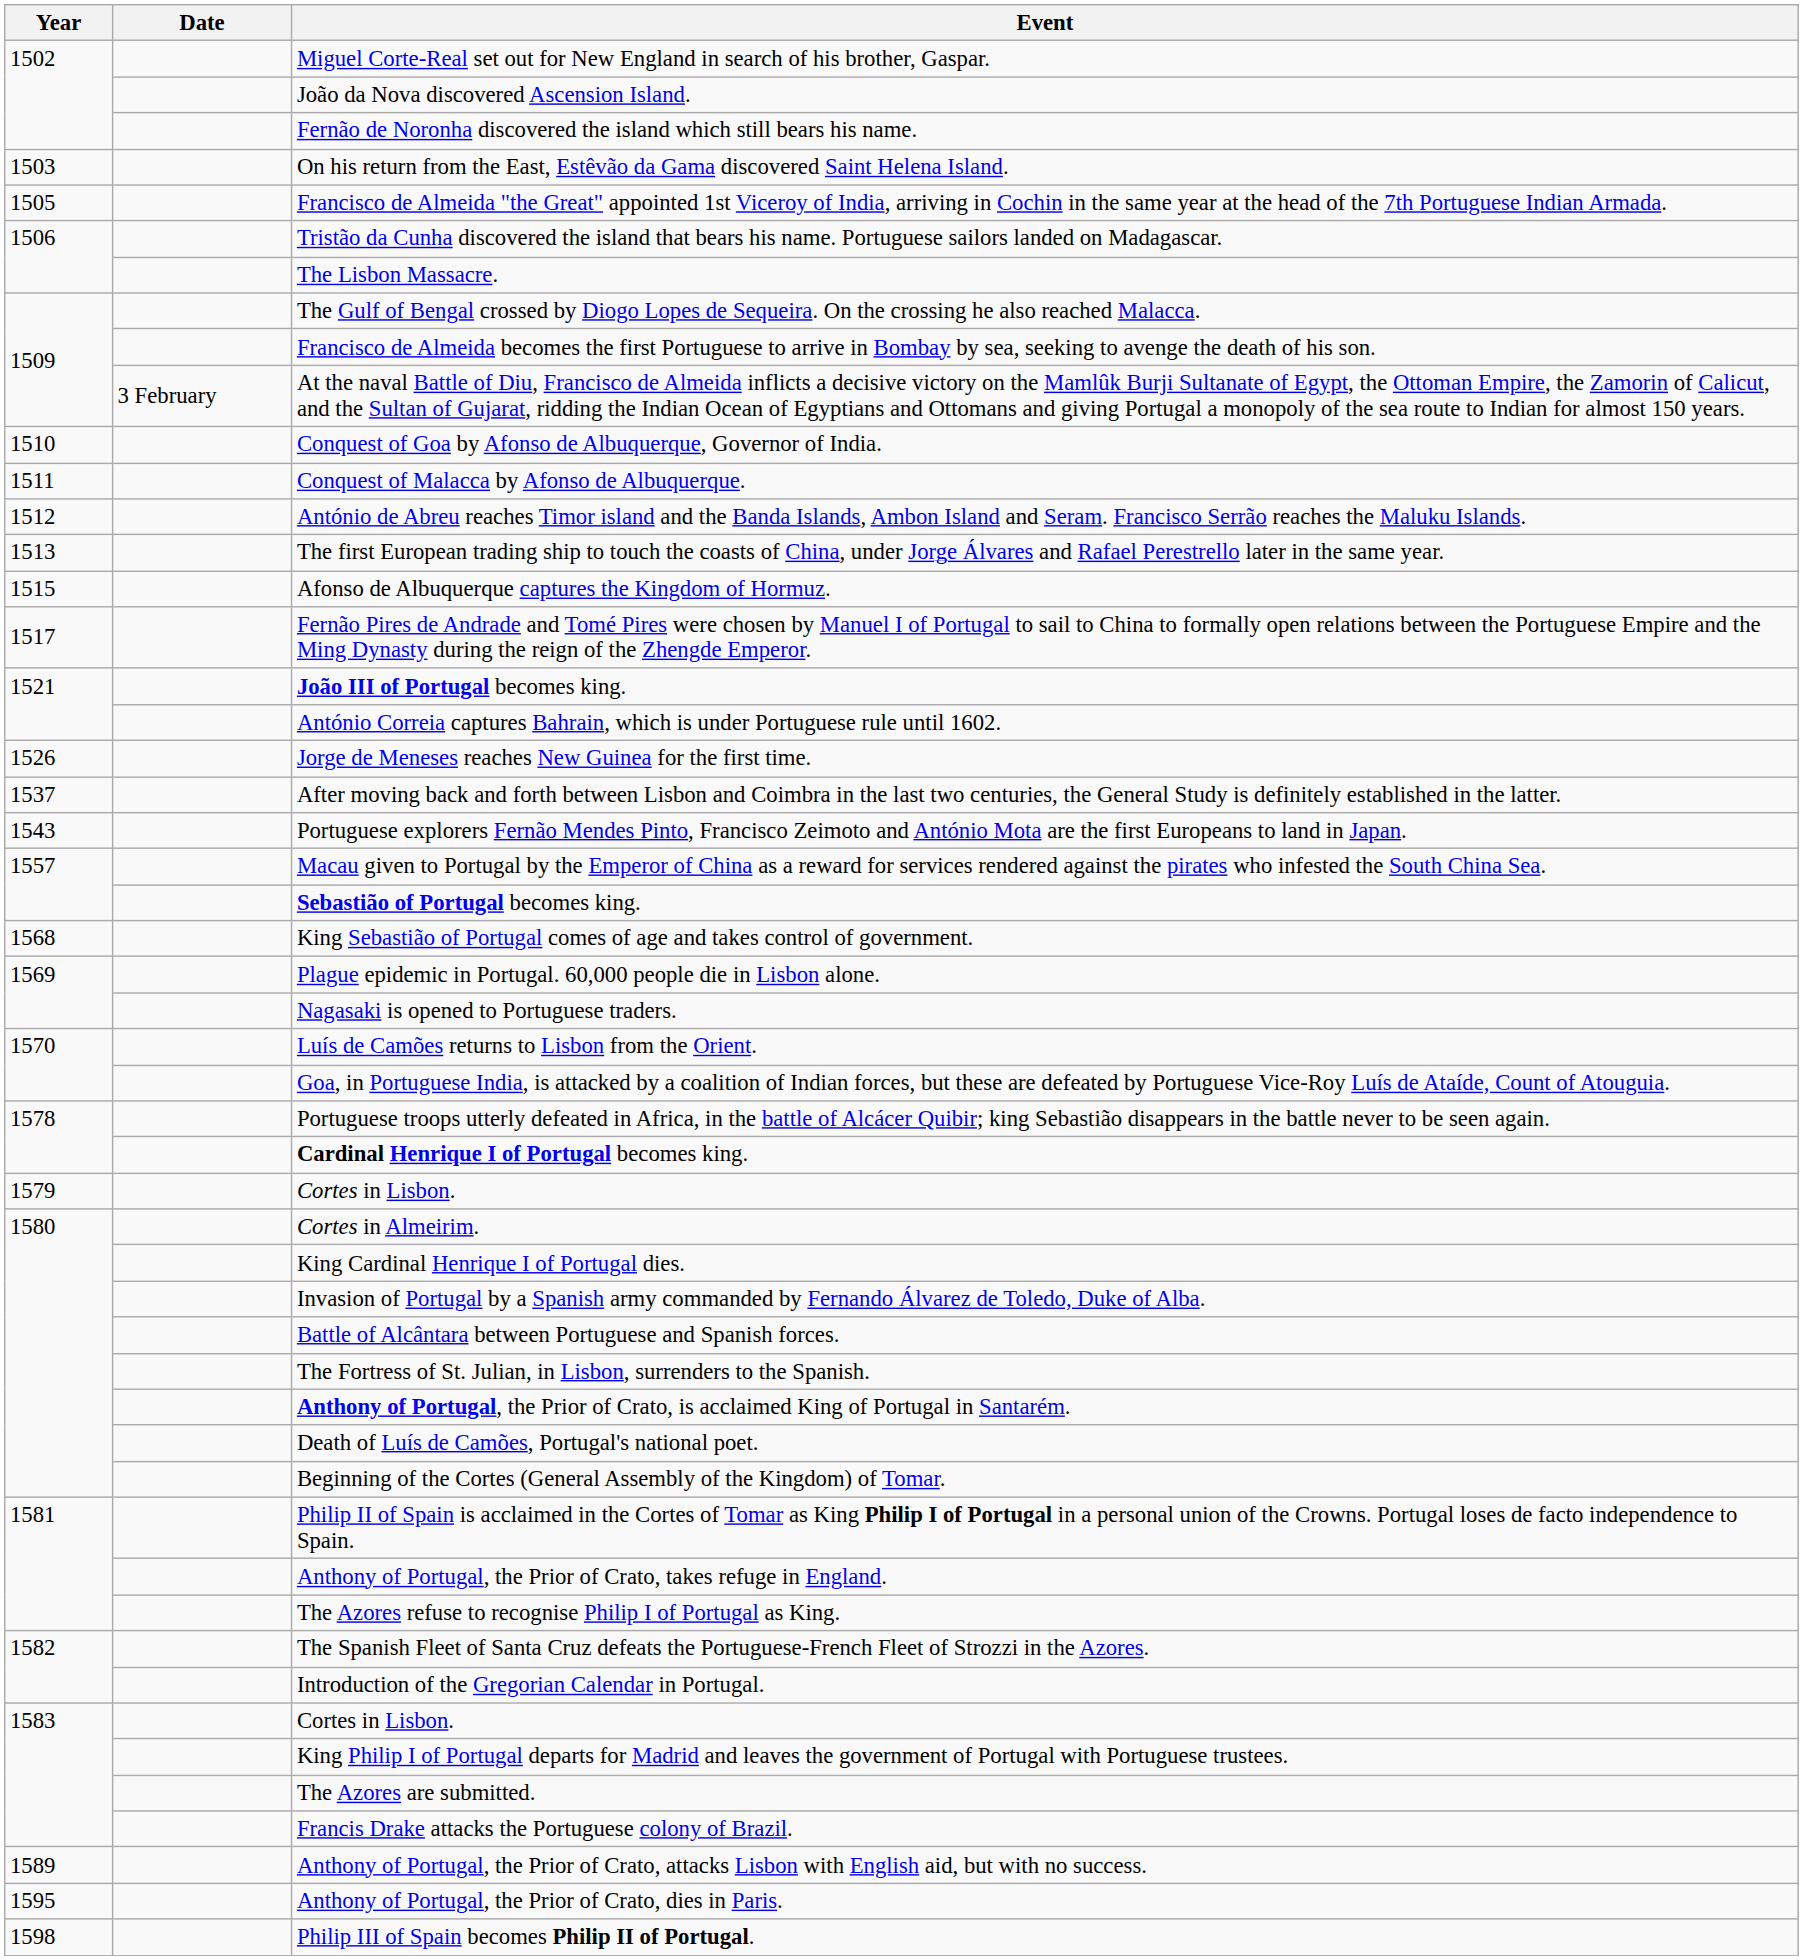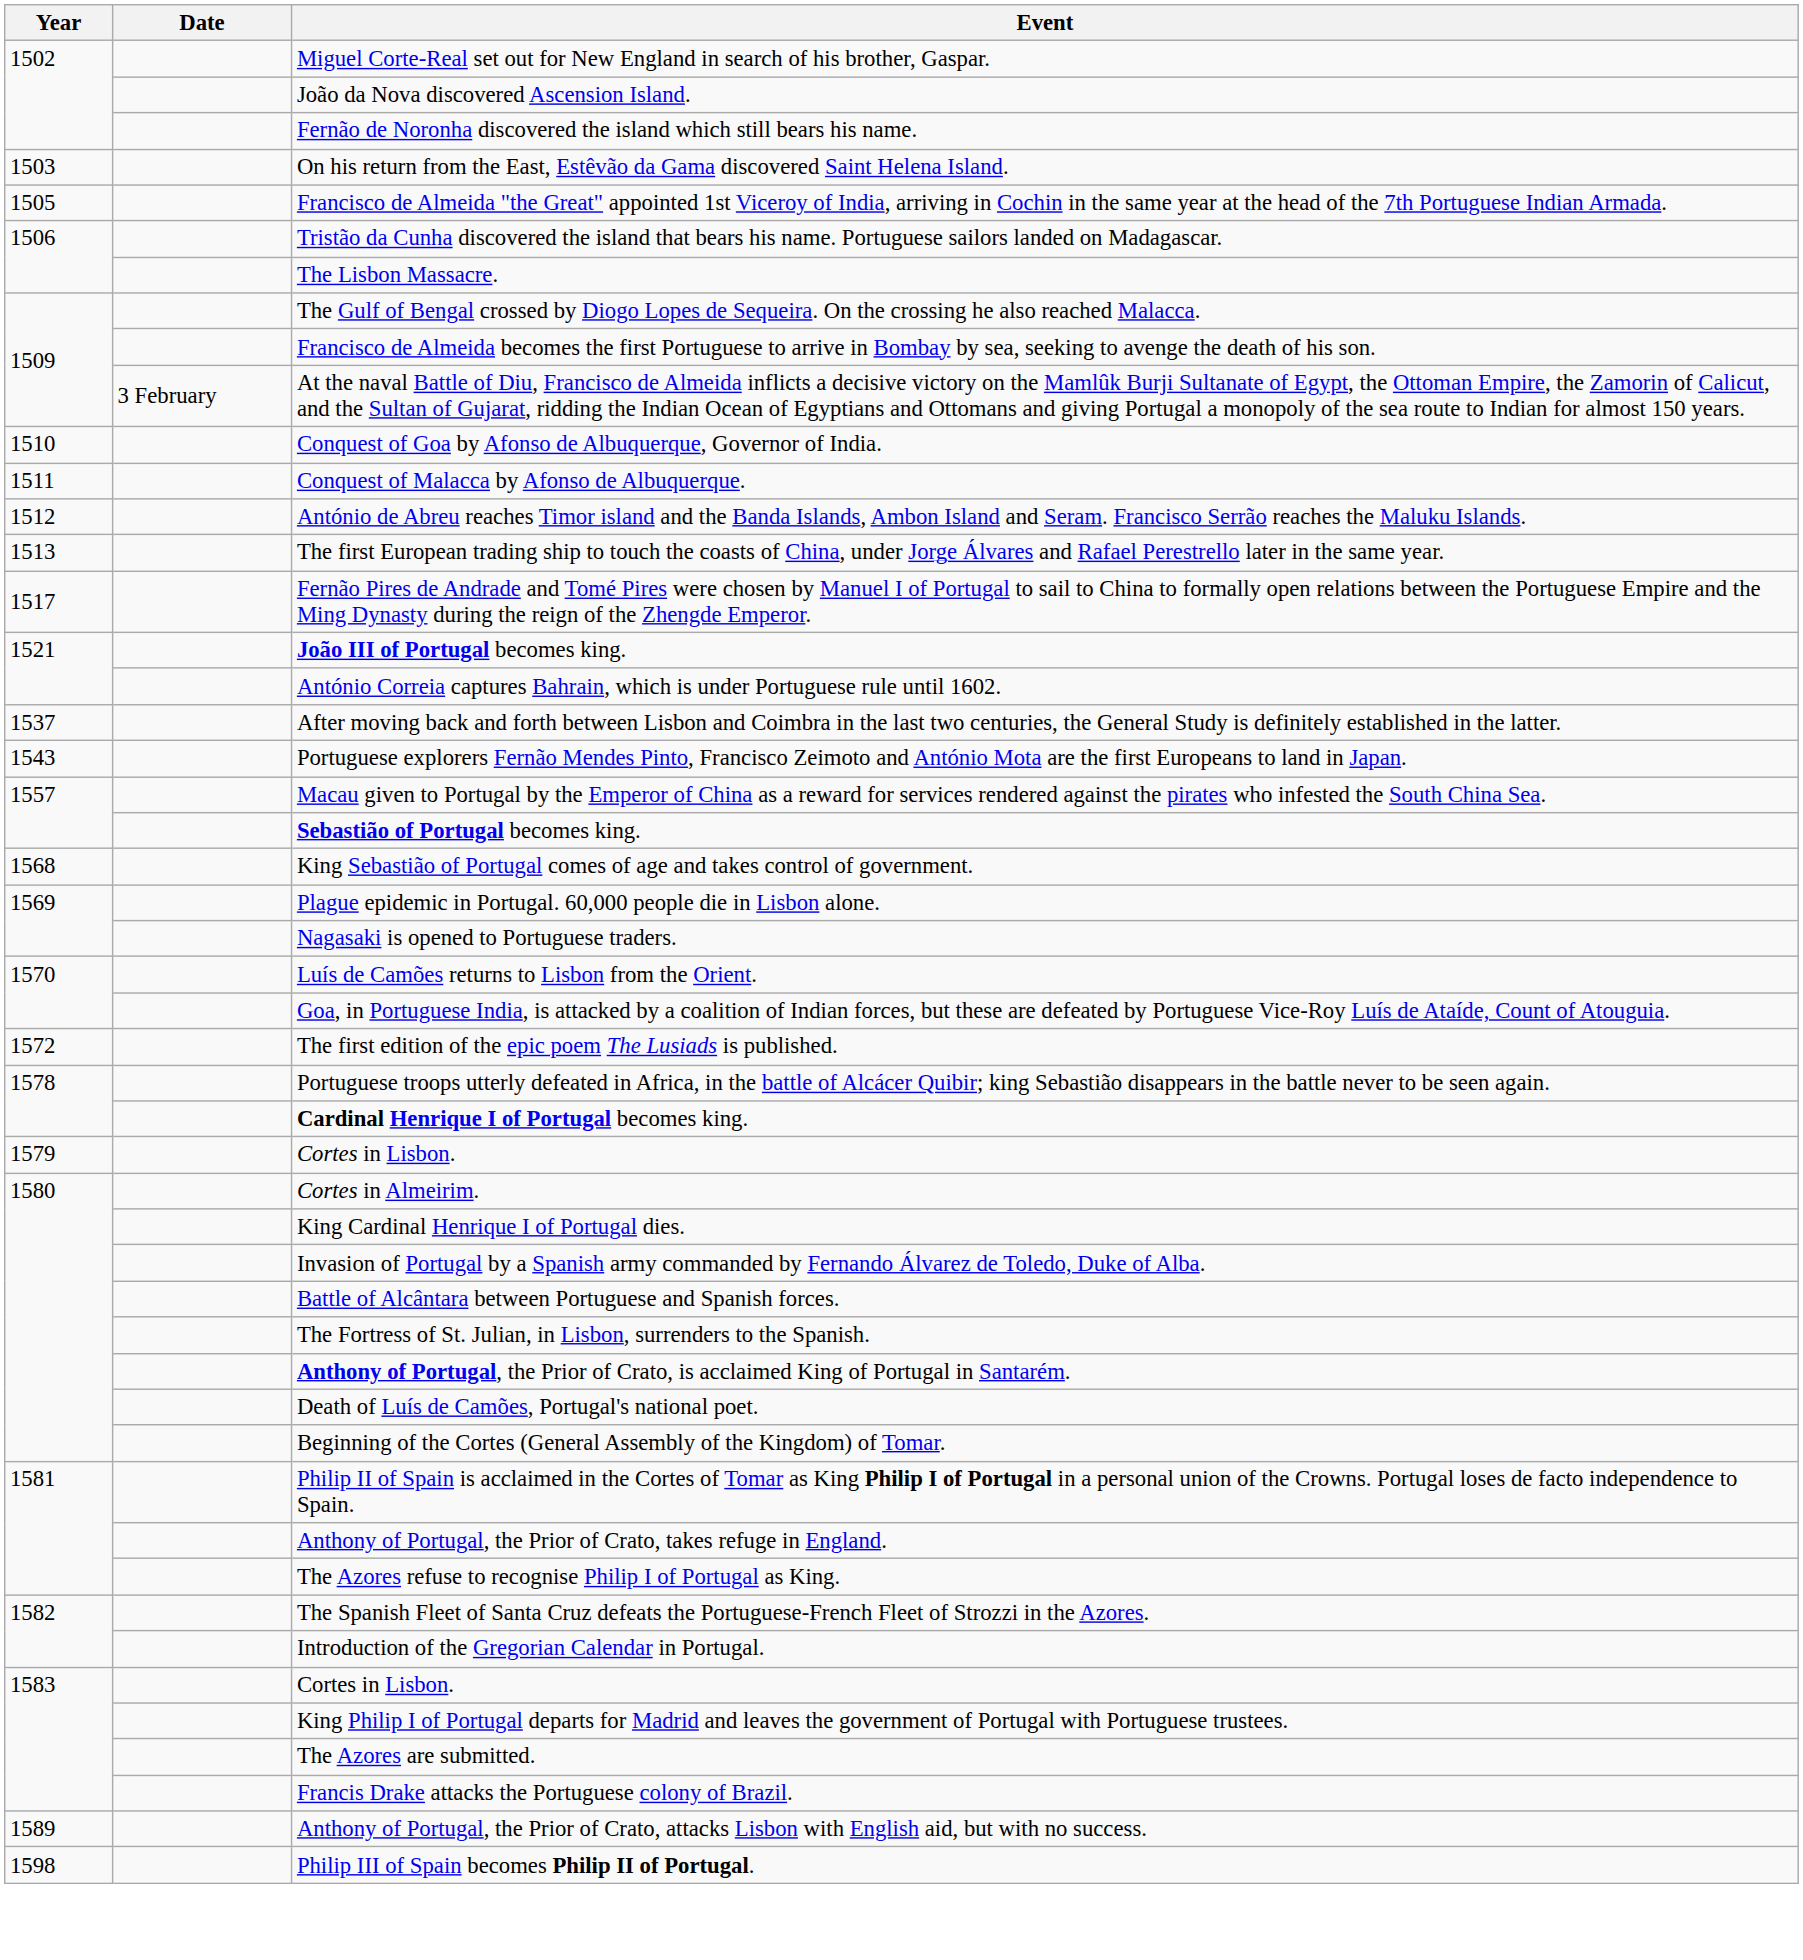- row: (33, 588)
- row: (33, 758)
+ row: (33, 1046)
- row: (33, 1900)
